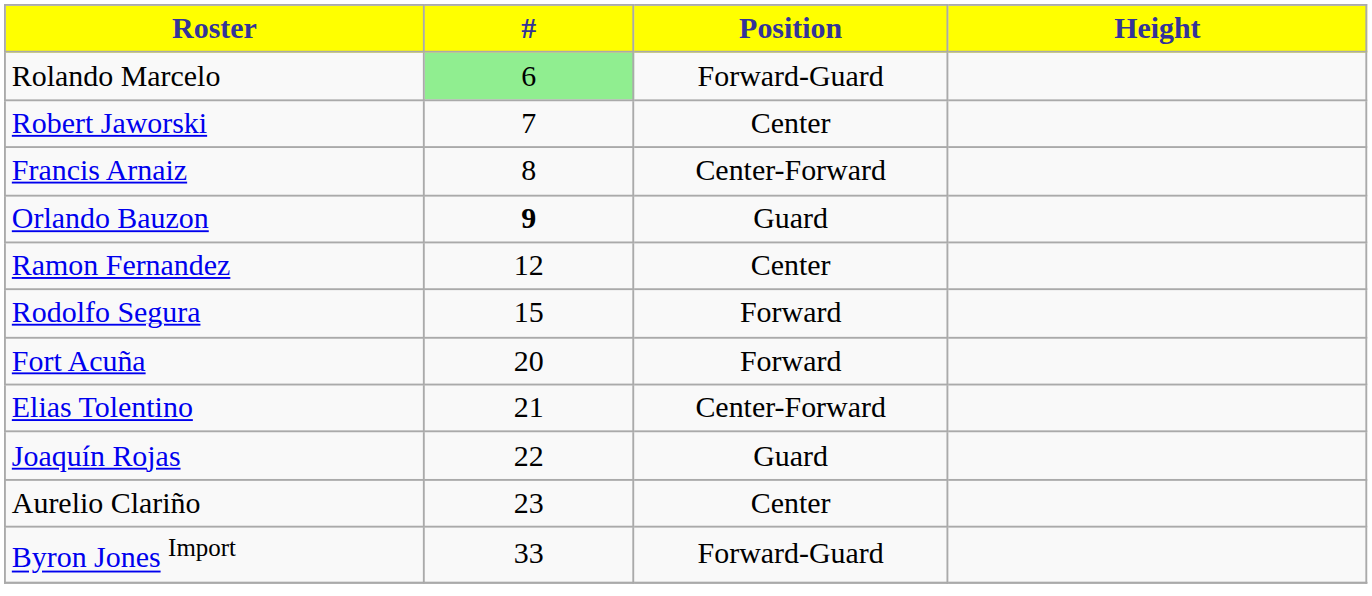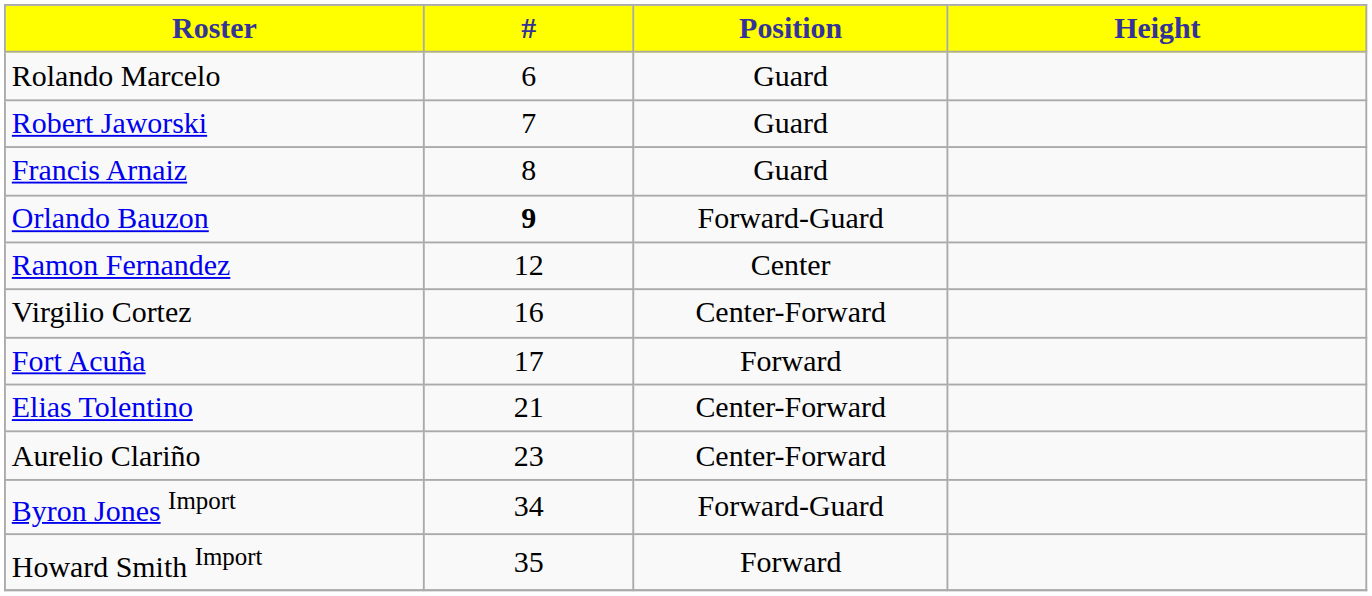(529, 75) lightgreen background -> (529, 75) no background
(791, 75) Forward-Guard -> (791, 75) Guard
(791, 123) Center -> (791, 123) Guard
(791, 170) Center-Forward -> (791, 170) Guard
(791, 218) Guard -> (791, 218) Forward-Guard
- row: (106, 312)
+ row: (102, 312)
(529, 360) 20 -> (529, 360) 17
- row: (96, 455)
(791, 502) Center -> (791, 455) Center-Forward
(529, 554) 33 -> (529, 506) 34
+ row: (137, 562)
